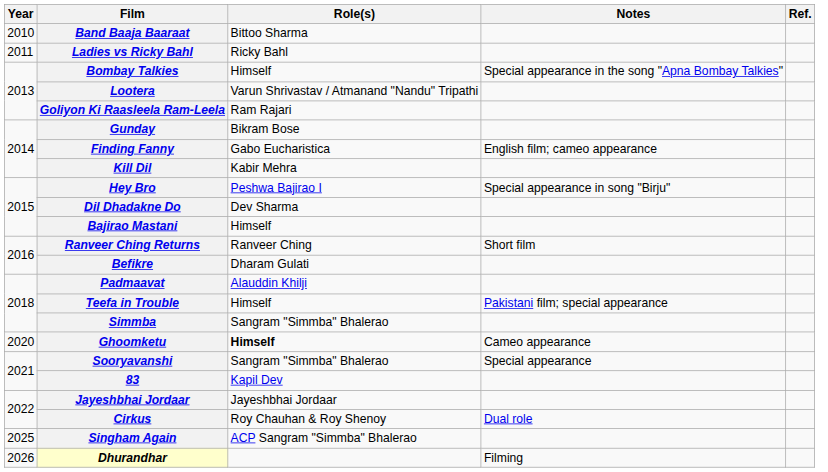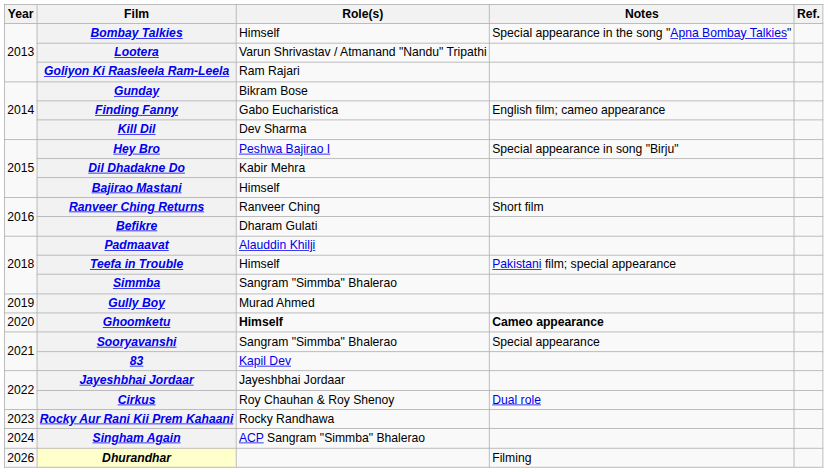- row: (132, 33)
- row: (132, 52)
(264, 168) Kabir Mehra -> (273, 129) Dev Sharma
(264, 206) Dev Sharma -> (272, 168) Kabir Mehra
+ row: (137, 303)
(537, 341) normal -> (548, 322) bold
+ row: (137, 419)
(21, 438) 2025 -> (21, 438) 2024
